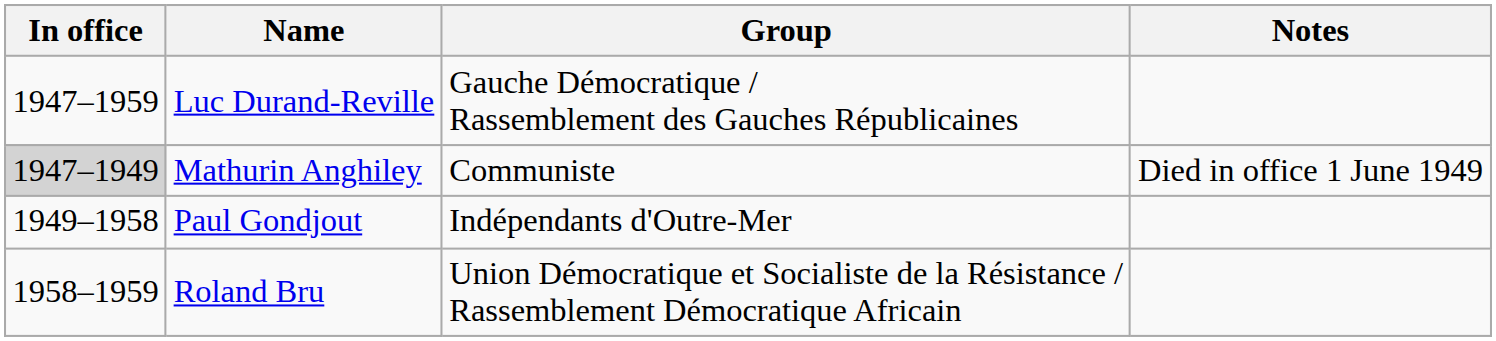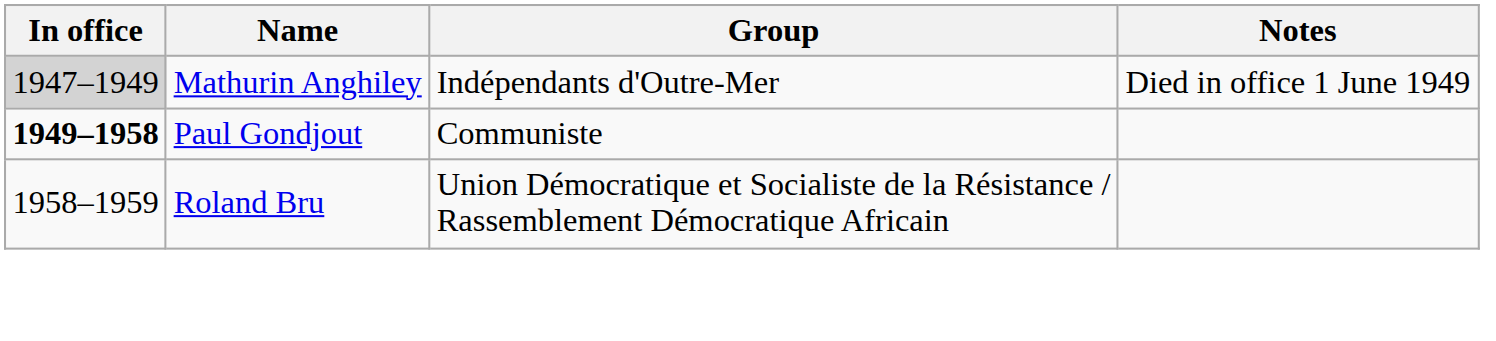- row: (304, 100)
(532, 169) Communiste -> (608, 81) Indépendants d'Outre-Mer
(86, 221) normal -> (86, 133) bold
(620, 221) Indépendants d'Outre-Mer -> (520, 133) Communiste
